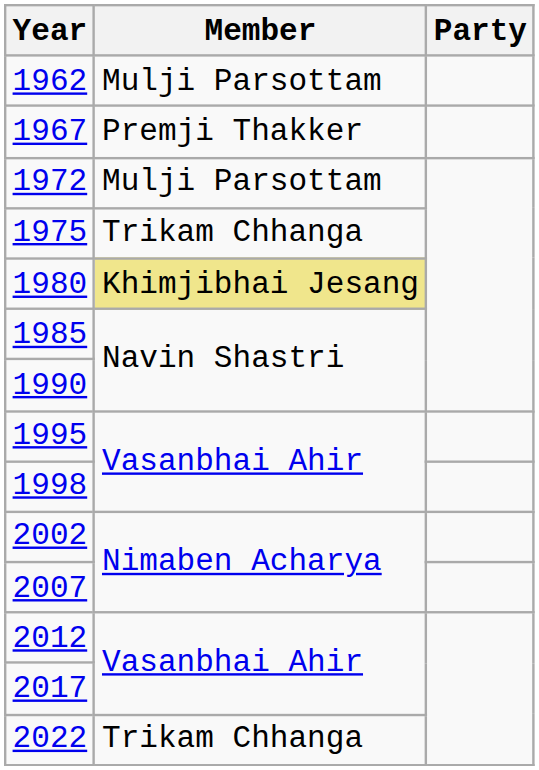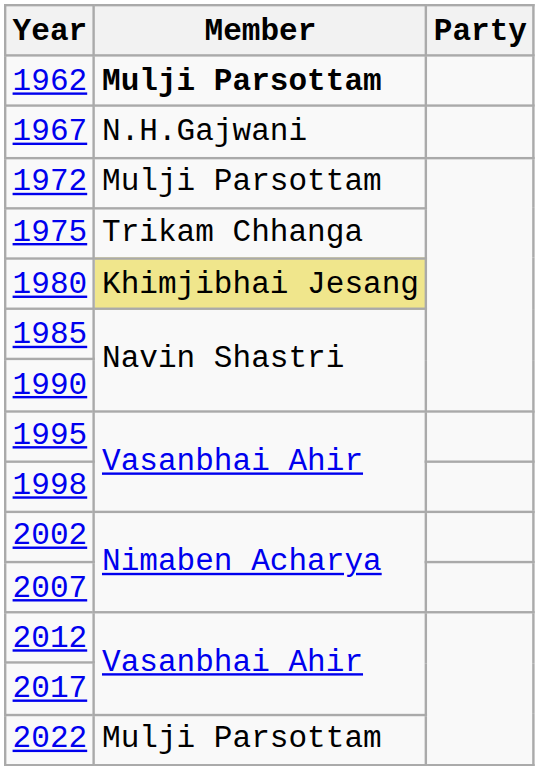(242, 81) normal -> (242, 81) bold
(233, 132) Premji Thakker -> (205, 132) N.H.Gajwani
(233, 739) Trikam Chhanga -> (242, 739) Mulji Parsottam
